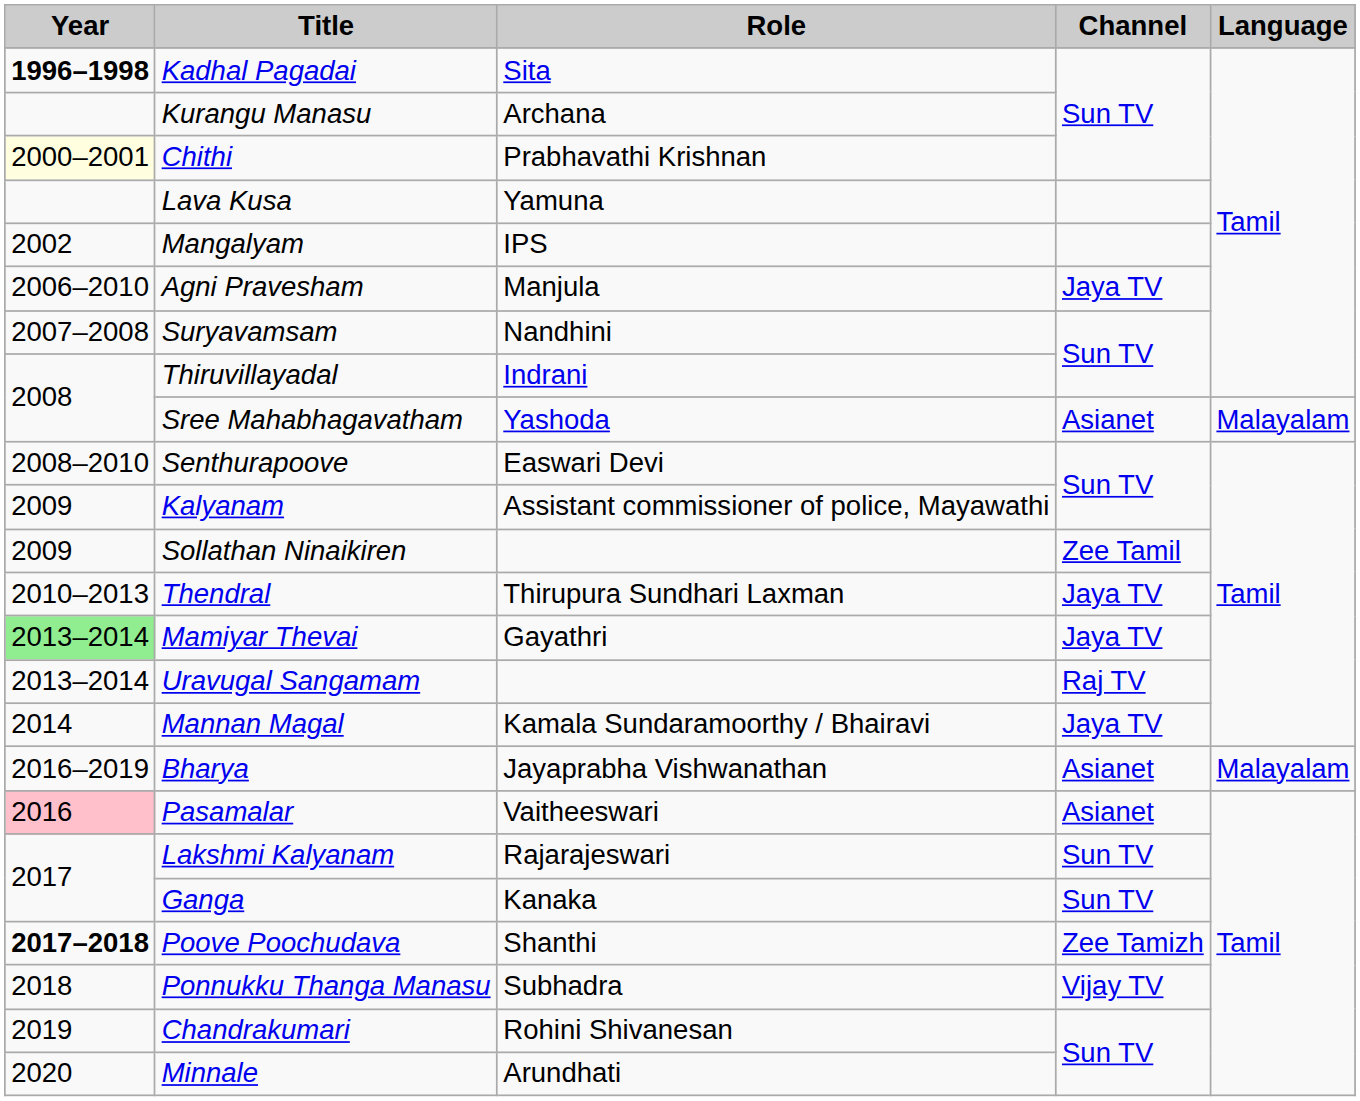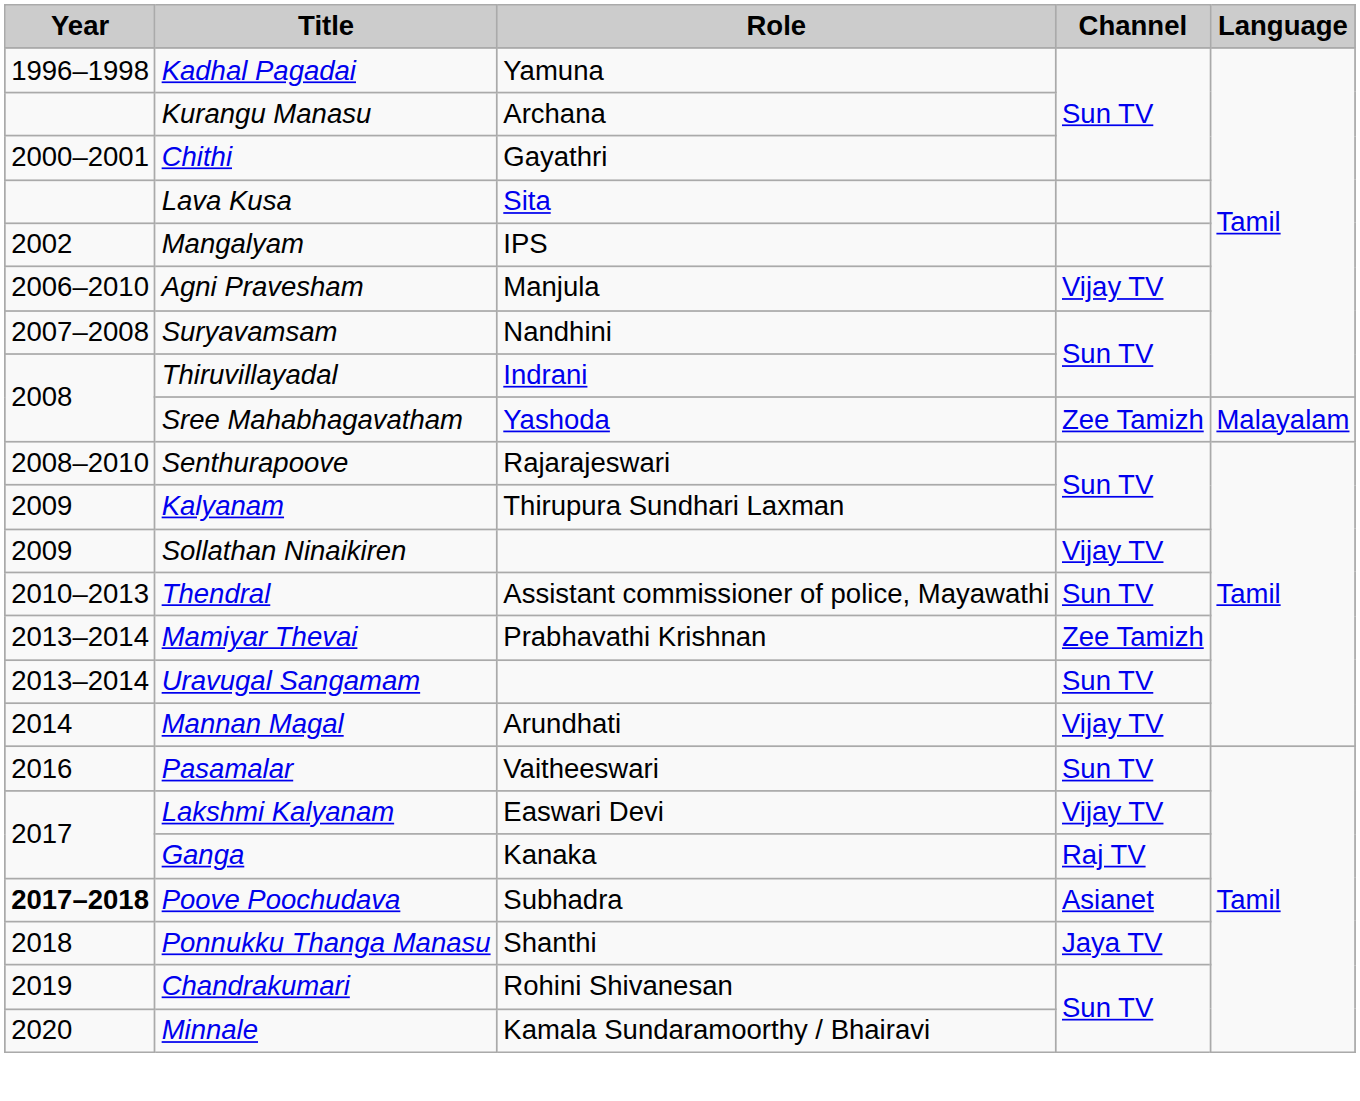(80, 69) bold -> (80, 69) normal
(527, 69) Sita -> (554, 69) Yamuna
(80, 157) lightyellow background -> (80, 157) no background
(635, 157) Prabhavathi Krishnan -> (555, 157) Gayathri
(554, 200) Yamuna -> (527, 200) Sita
(1112, 288) Jaya TV -> (1113, 288) Vijay TV
(1108, 419) Asianet -> (1133, 419) Zee Tamizh
(584, 462) Easwari Devi -> (587, 462) Rajarajeswari
(776, 506) Assistant commissioner of police, Mayawathi -> (674, 506) Thirupura Sundhari Laxman
(1121, 550) Zee Tamil -> (1113, 550) Vijay TV
(674, 593) Thirupura Sundhari Laxman -> (776, 593) Assistant commissioner of police, Mayawathi
(1112, 593) Jaya TV -> (1108, 593) Sun TV
(80, 637) lightgreen background -> (80, 637) no background
(555, 637) Gayathri -> (635, 637) Prabhavathi Krishnan
(1112, 637) Jaya TV -> (1133, 637) Zee Tamizh
(1104, 680) Raj TV -> (1108, 680) Sun TV
(717, 724) Kamala Sundaramoorthy / Bhairavi -> (562, 724) Arundhati
(1112, 724) Jaya TV -> (1113, 724) Vijay TV
- row: (205, 768)
(42, 811) pink background -> (42, 768) no background
(1108, 811) Asianet -> (1108, 768) Sun TV
(587, 855) Rajarajeswari -> (584, 811) Easwari Devi
(1108, 855) Sun TV -> (1113, 811) Vijay TV
(1108, 899) Sun TV -> (1104, 855) Raj TV
(550, 942) Shanthi -> (563, 899) Subhadra
(1133, 942) Zee Tamizh -> (1108, 899) Asianet
(563, 986) Subhadra -> (550, 942) Shanthi
(1113, 986) Vijay TV -> (1112, 942) Jaya TV
(562, 1073) Arundhati -> (717, 1030) Kamala Sundaramoorthy / Bhairavi
